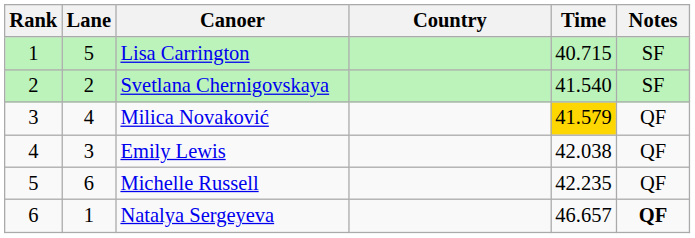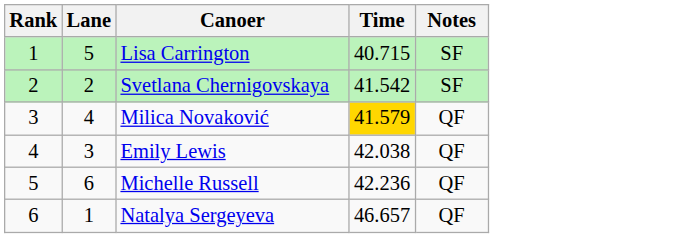- column: (450, 20)
(583, 85) 41.540 -> (382, 85) 41.542
(583, 183) 42.235 -> (382, 183) 42.236
(653, 215) bold -> (452, 215) normal
